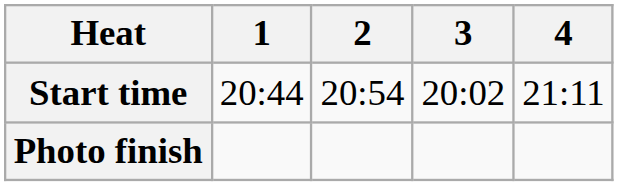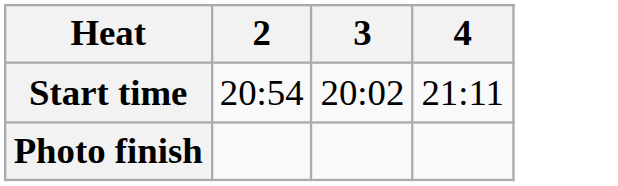- column: (262, 33)
